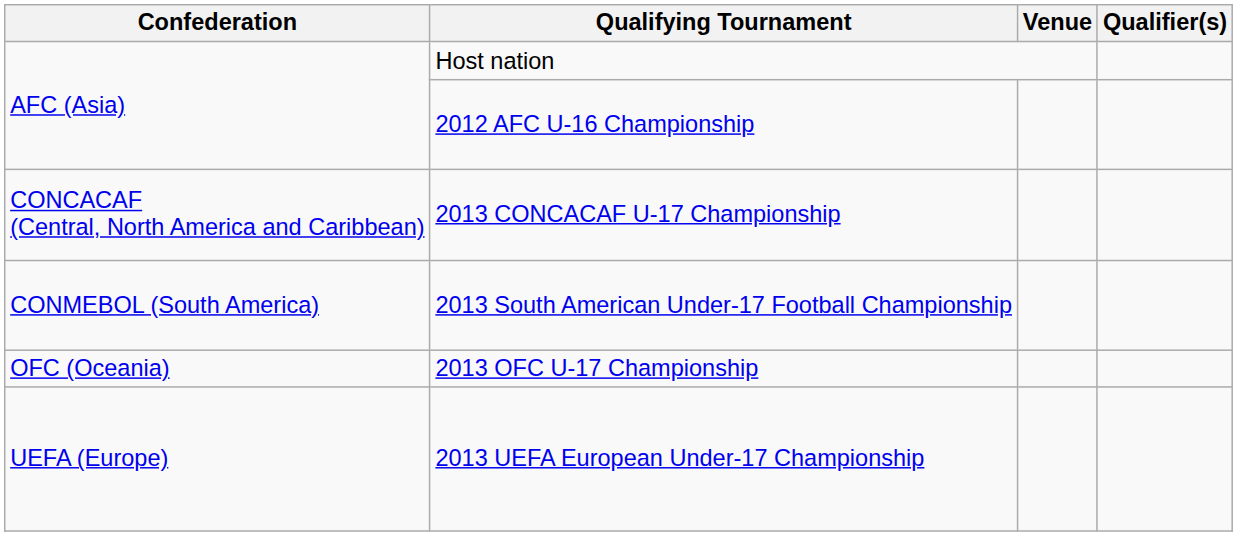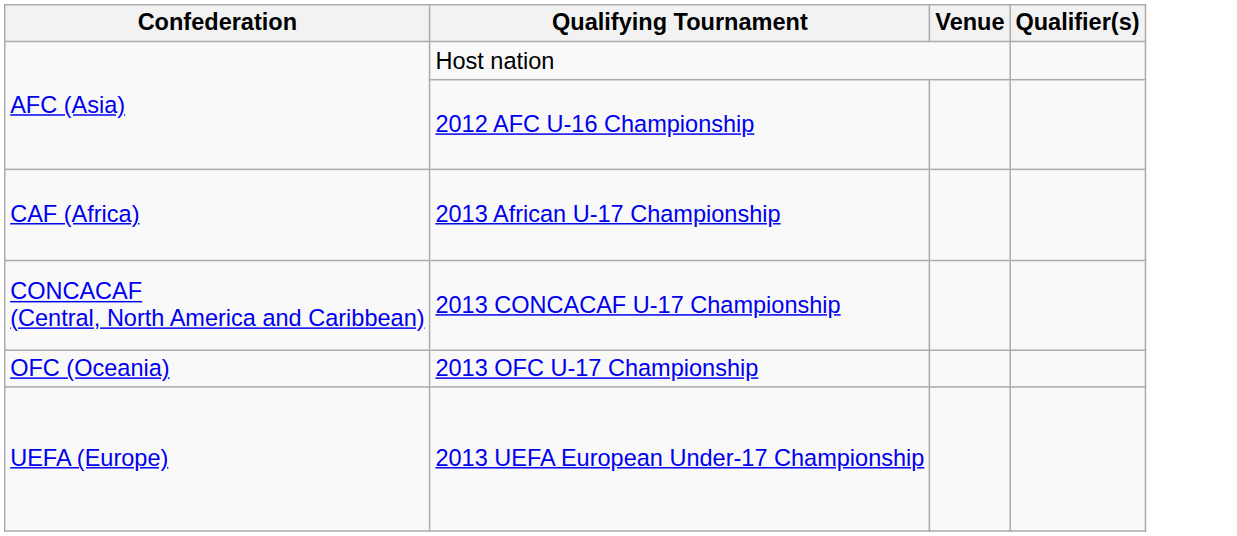+ row: (608, 214)
- row: (724, 304)
